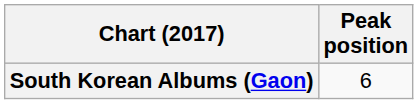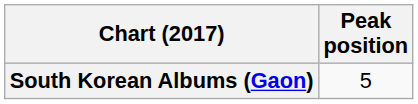(366, 80) 6 -> (366, 80) 5
